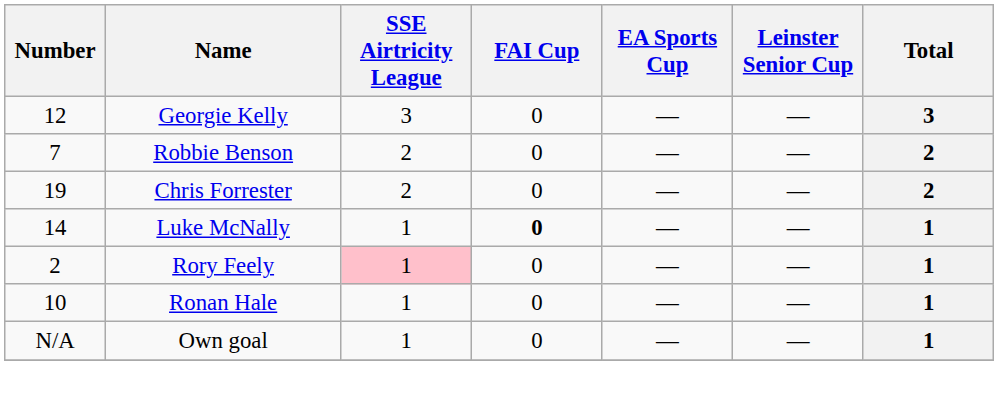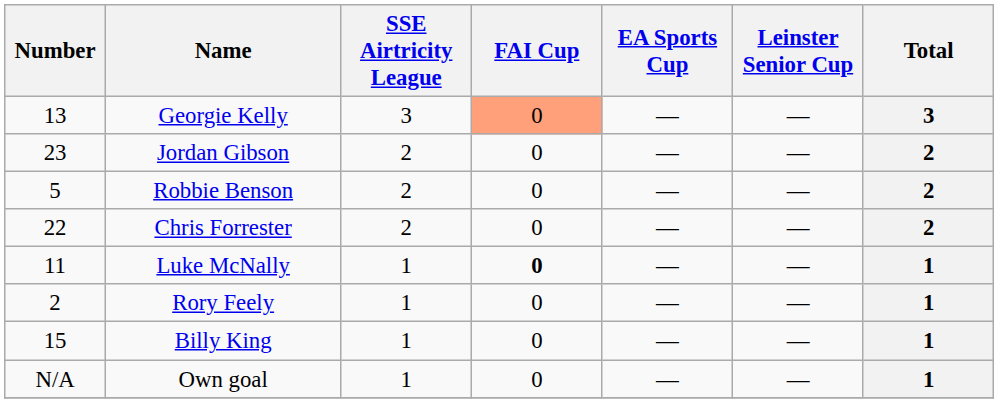(55, 115) 12 -> (55, 115) 13
(537, 115) no background -> (537, 115) lightsalmon background
+ row: (223, 152)
(55, 152) 7 -> (55, 190) 5
(55, 190) 19 -> (55, 227) 22
(55, 227) 14 -> (55, 265) 11
(406, 265) pink background -> (406, 303) no background
+ row: (223, 340)
- row: (223, 303)
